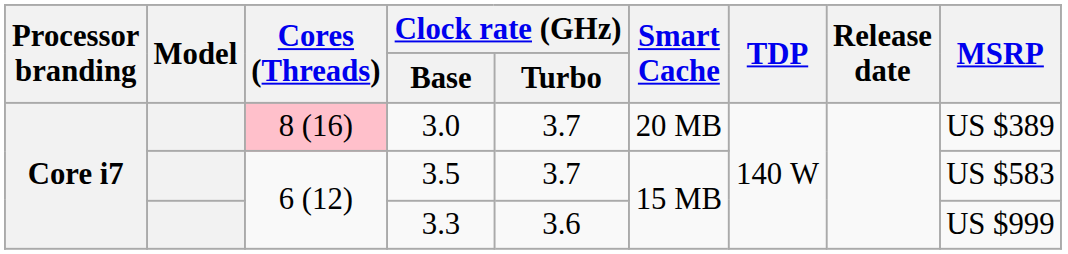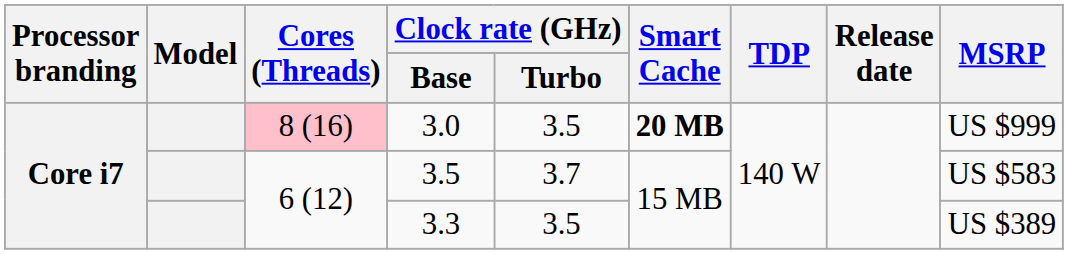(562, 126) 3.7 -> (562, 126) 3.5
(679, 126) normal -> (680, 126) bold
(1000, 126) US $389 -> (1002, 126) US $999
(562, 223) 3.6 -> (562, 223) 3.5
(1000, 223) US $999 -> (1002, 223) US $389
